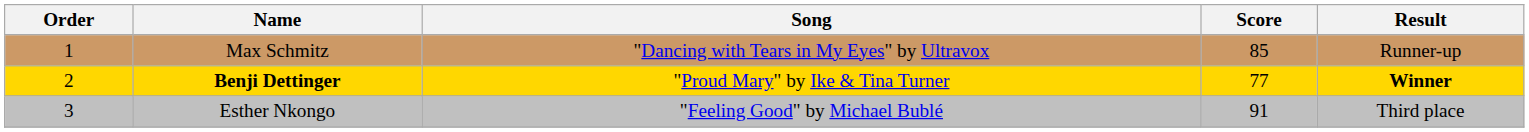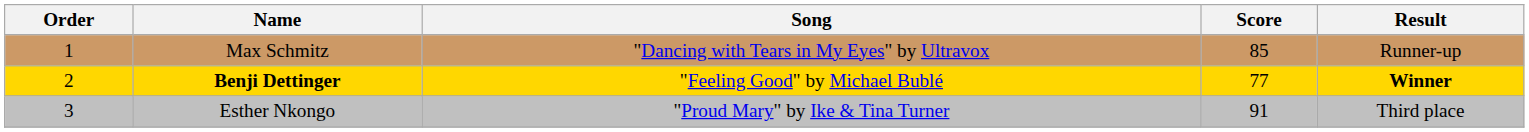(811, 80) "Proud Mary" by Ike & Tina Turner -> (811, 80) "Feeling Good" by Michael Bublé
(811, 111) "Feeling Good" by Michael Bublé -> (811, 111) "Proud Mary" by Ike & Tina Turner
